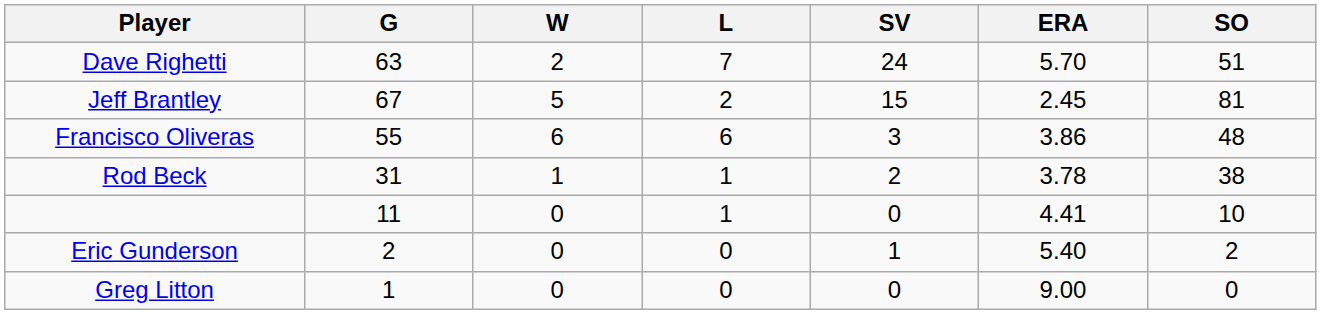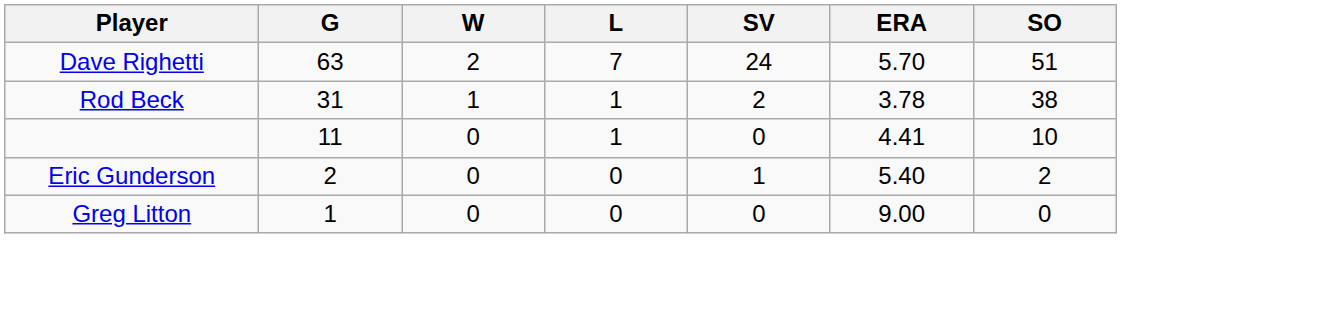- row: (155, 99)
- row: (155, 137)
